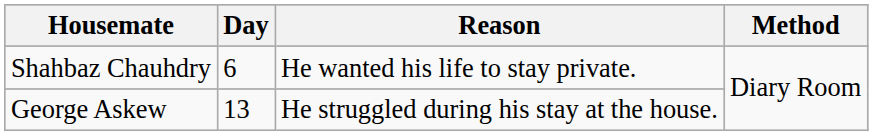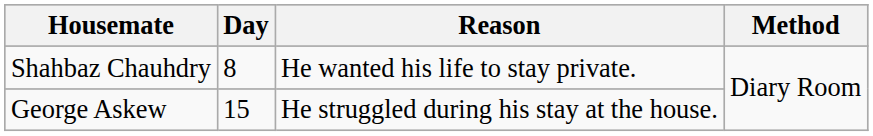(230, 67) 6 -> (230, 67) 8
(236, 109) 13 -> (236, 109) 15
